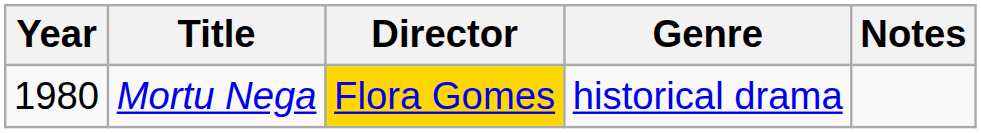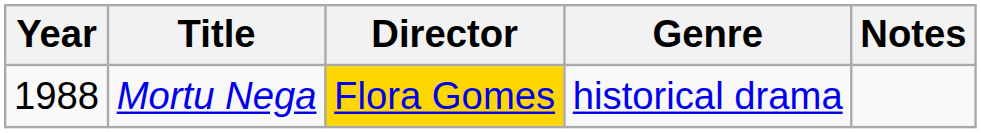(57, 95) 1980 -> (57, 95) 1988
